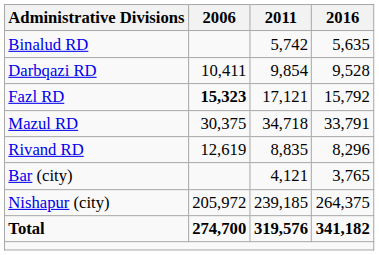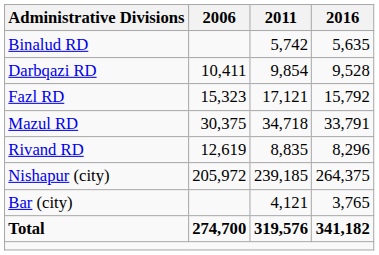(223, 96) bold -> (223, 96) normal
rows swapped: (40, 176) <-> (59, 202)
